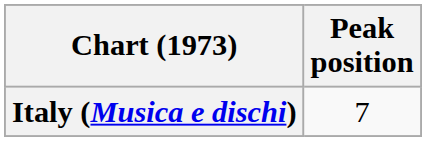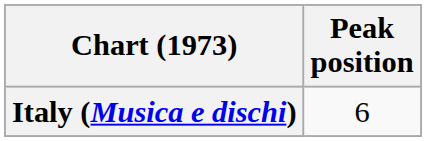(362, 111) 7 -> (362, 111) 6
